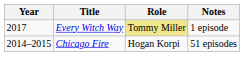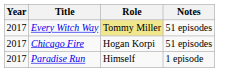(209, 28) 1 episode -> (189, 28) 51 episodes
(29, 43) 2014–2015 -> (17, 43) 2017
+ row: (58, 59)
